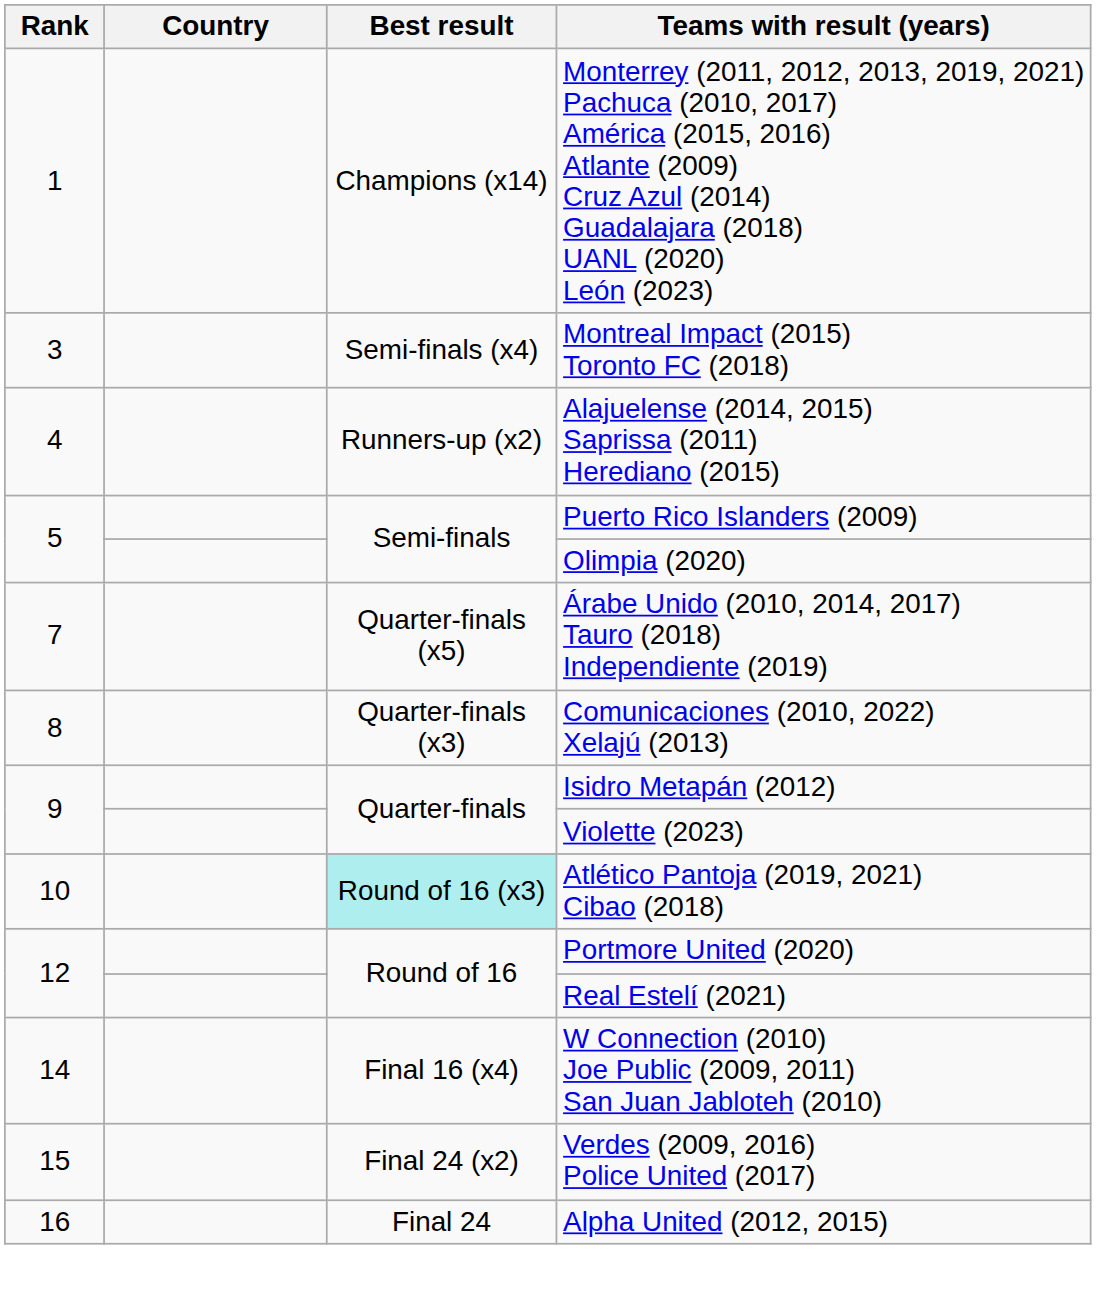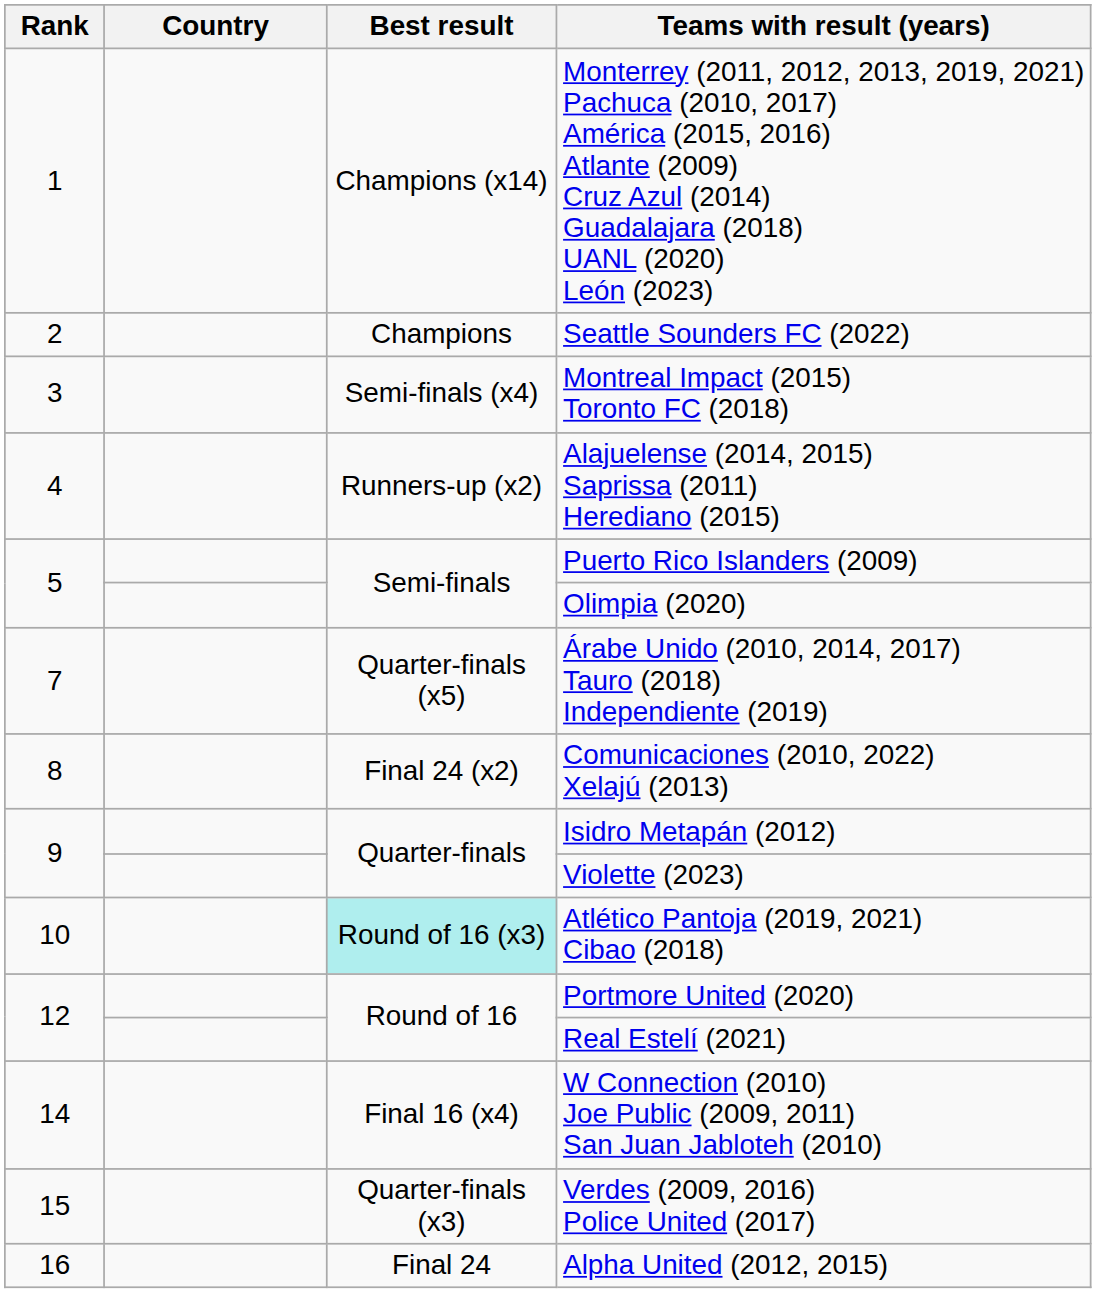+ row: (736, 334)
(441, 727) Quarter-finals (x3) -> (441, 771) Final 24 (x2)
(441, 1161) Final 24 (x2) -> (441, 1205) Quarter-finals (x3)
